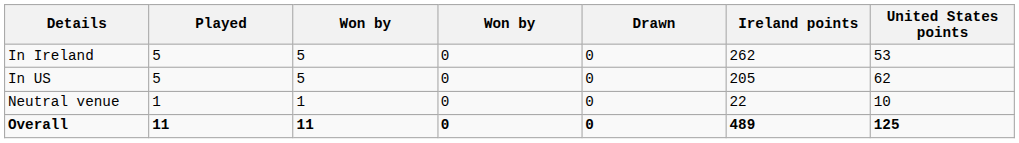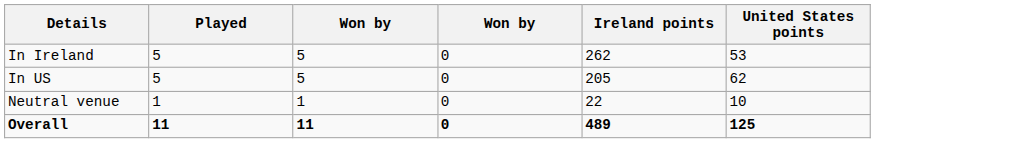- column: (654, 24)
